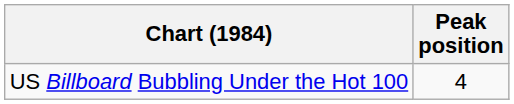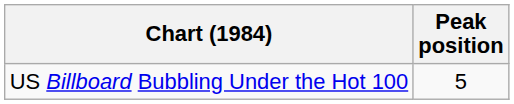(461, 81) 4 -> (461, 81) 5
